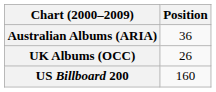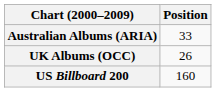(185, 35) 36 -> (185, 35) 33
